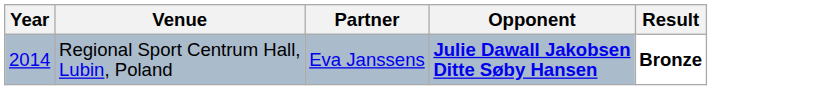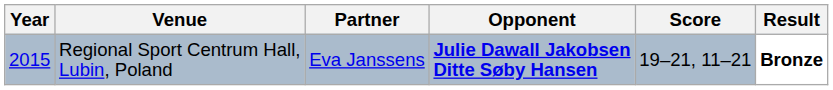+ column: (695, 20)
(30, 59) 2014 -> (30, 59) 2015
